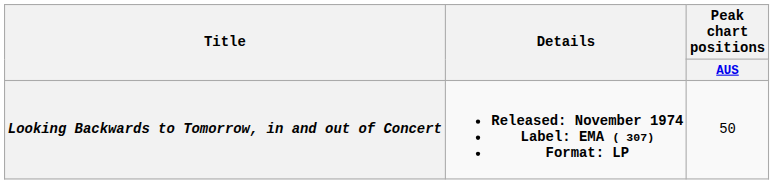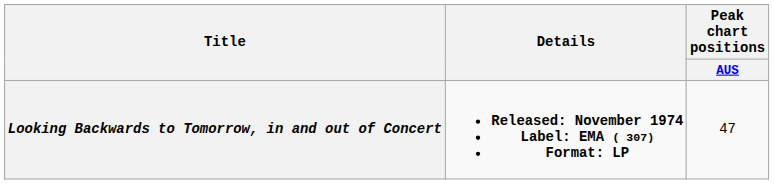(728, 130) 50 -> (728, 130) 47
